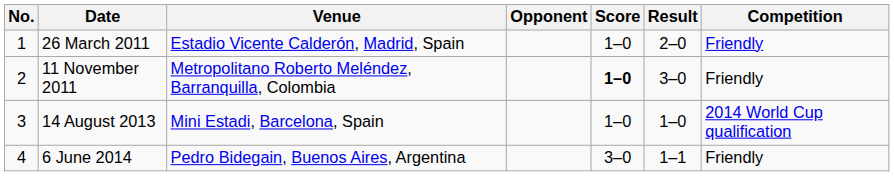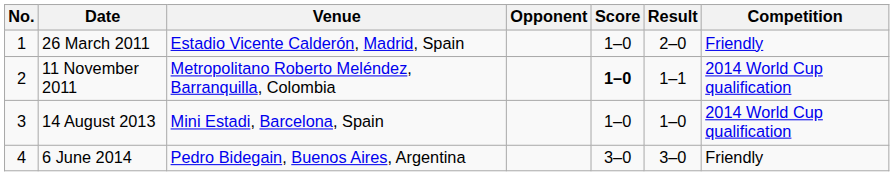(673, 78) 3–0 -> (673, 78) 1–1
(734, 78) Friendly -> (764, 78) 2014 World Cup qualification
(673, 157) 1–1 -> (673, 157) 3–0
